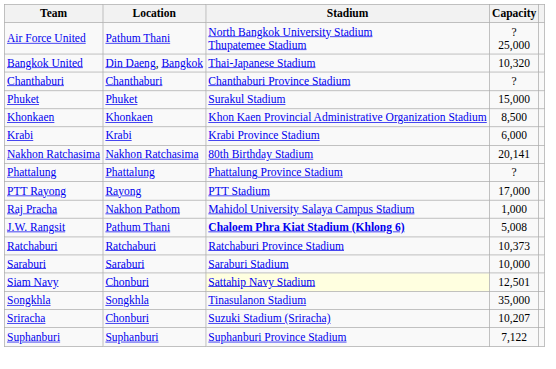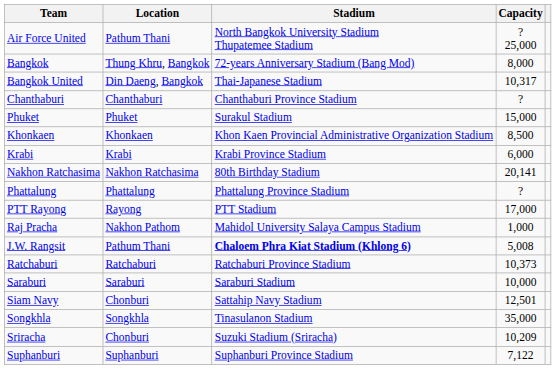+ row: (28, 63)
(514, 63) 10,320 -> (521, 81) 10,317
(262, 282) lightyellow background -> (268, 300) no background
(514, 318) 10,207 -> (521, 337) 10,209
